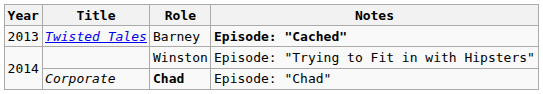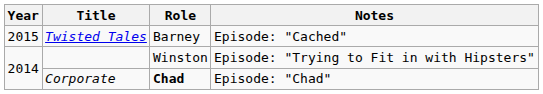(23, 36) 2013 -> (23, 36) 2015
(281, 36) bold -> (281, 36) normal
